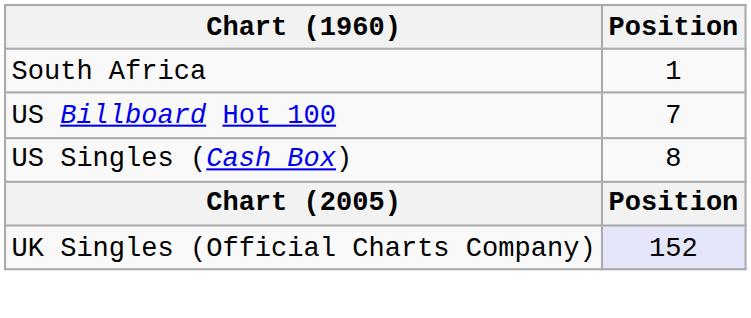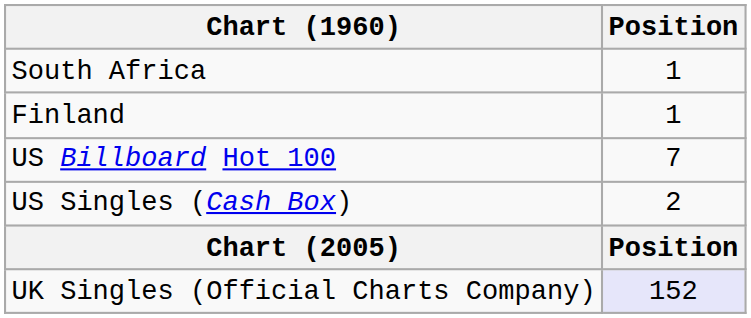+ row: (68, 115)
(673, 159) 8 -> (673, 203) 2
